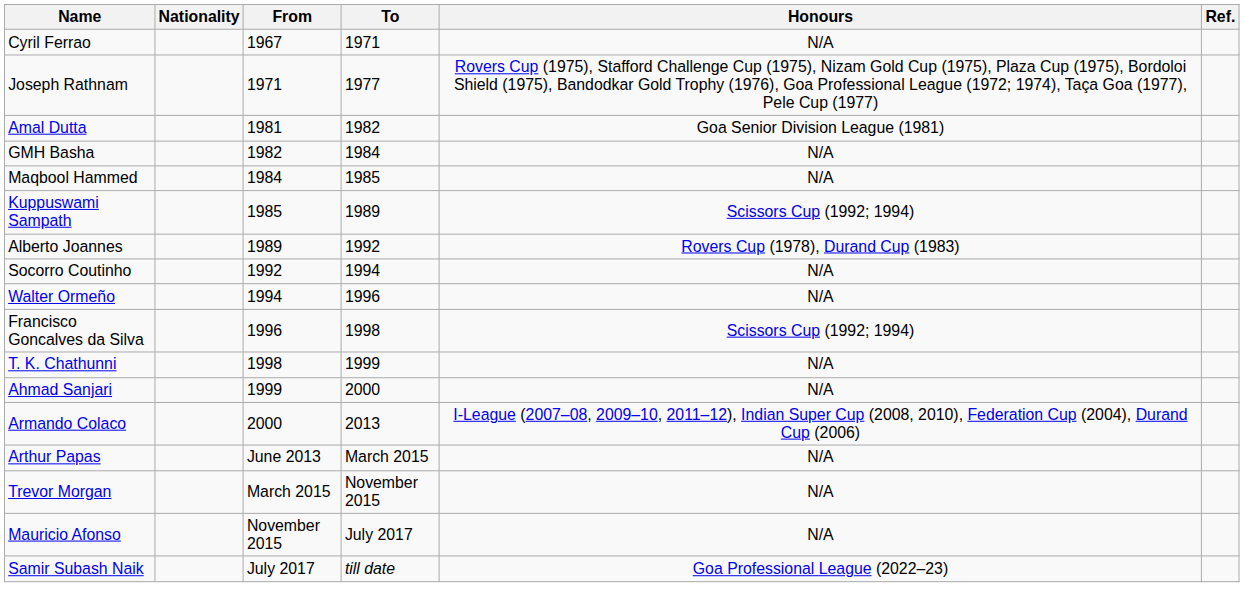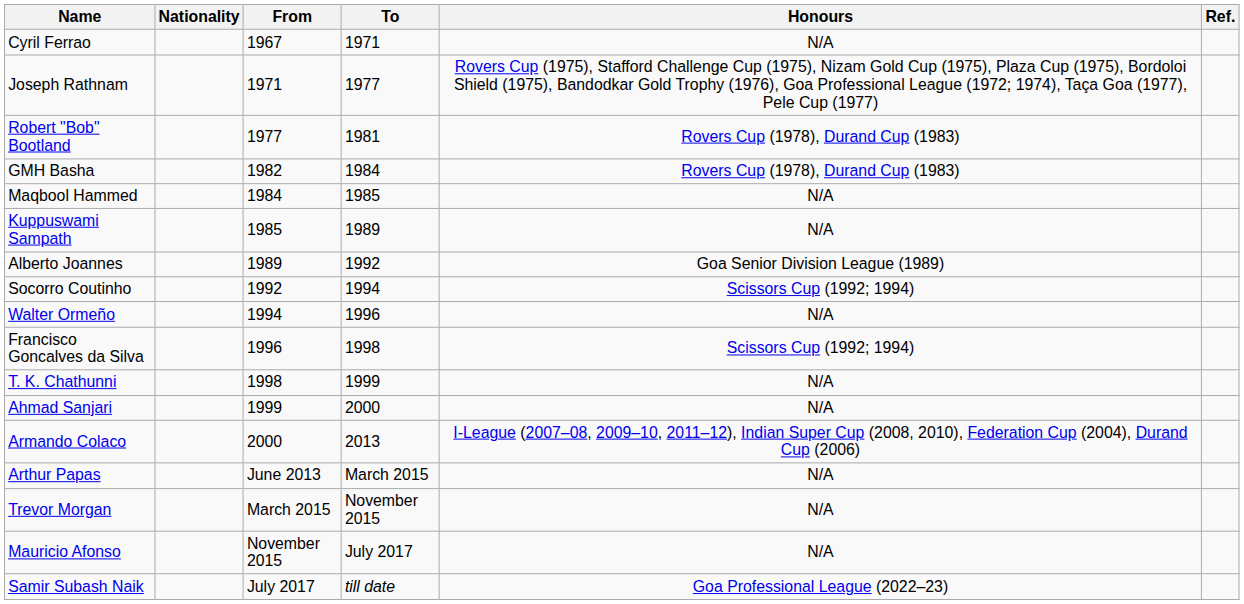+ row: (54, 136)
- row: (47, 128)
(820, 153) N/A -> (820, 171) Rovers Cup (1978), Durand Cup (1983)
(820, 212) Scissors Cup (1992; 1994) -> (820, 230) N/A
(820, 246) Rovers Cup (1978), Durand Cup (1983) -> (820, 264) Goa Senior Division League (1989)
(820, 271) N/A -> (820, 289) Scissors Cup (1992; 1994)
